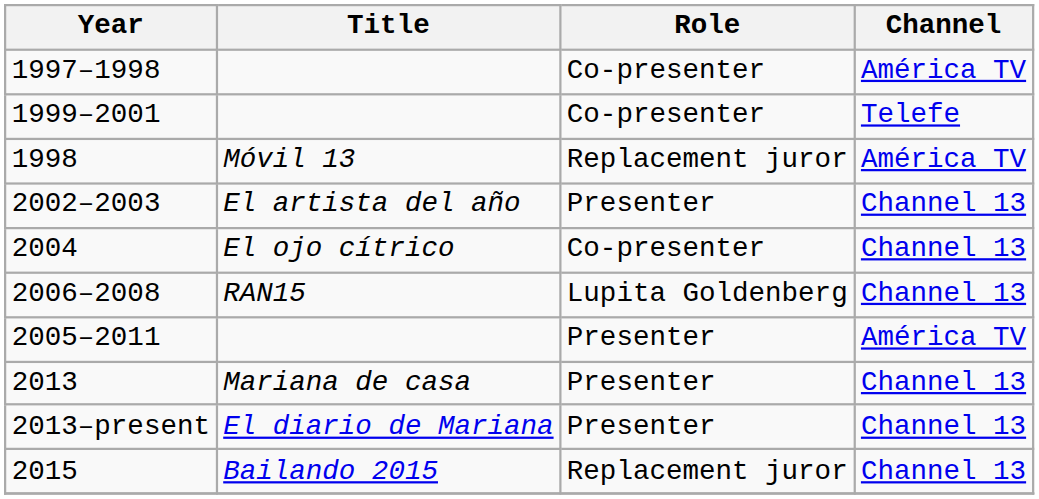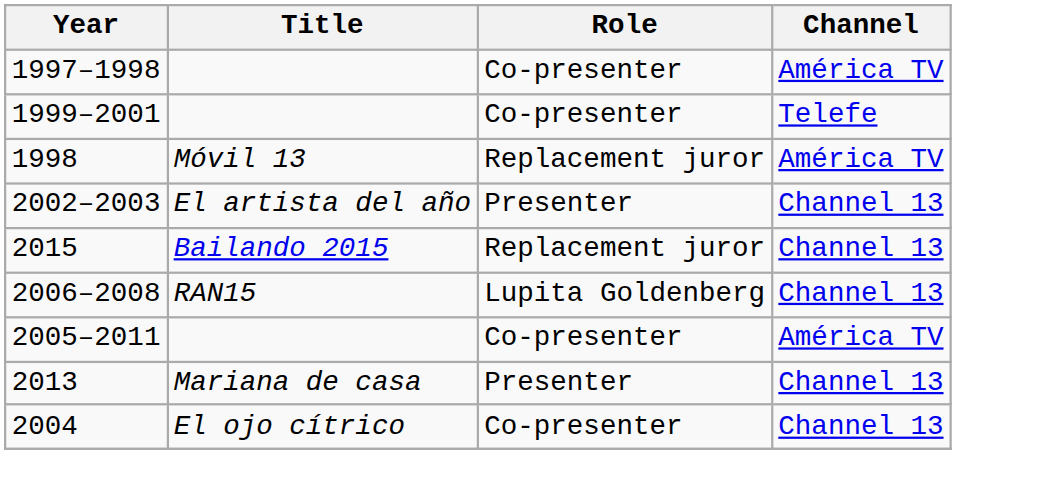rows swapped: (45, 250) <-> (45, 472)
(641, 339) Presenter -> (583, 339) Co-presenter
- row: (111, 428)
